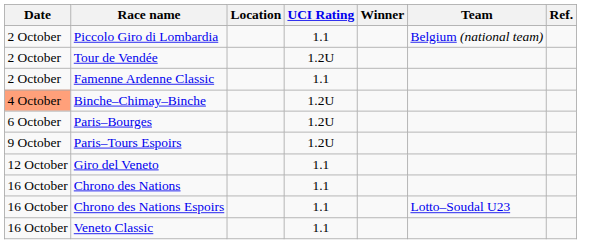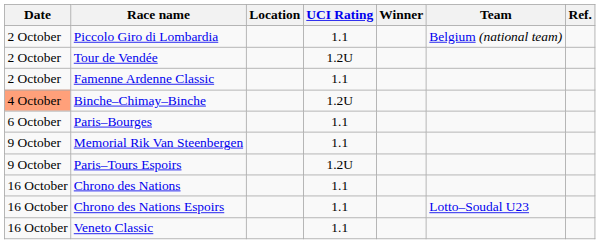(321, 121) 1.2U -> (340, 121) 1.1
+ row: (158, 143)
- row: (116, 164)
